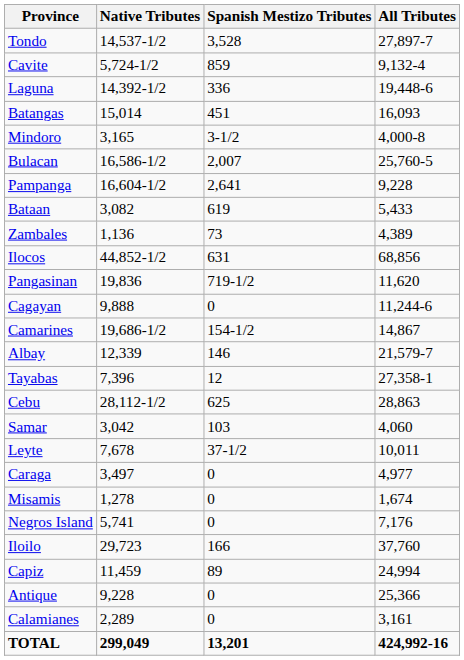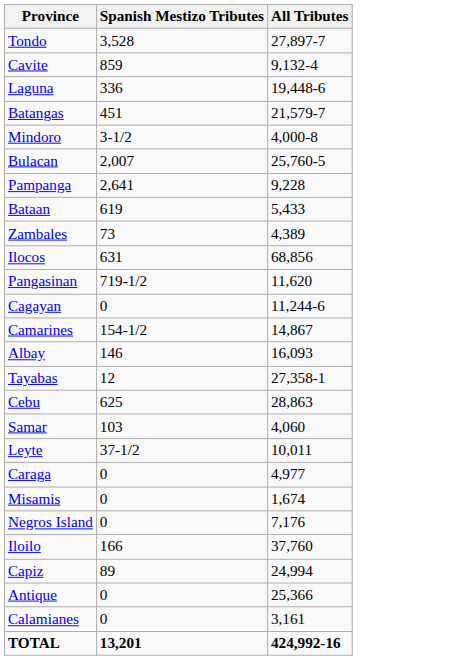- column: (150, 16)
(399, 112) 16,093 -> (298, 112) 21,579-7
(406, 354) 21,579-7 -> (292, 354) 16,093
